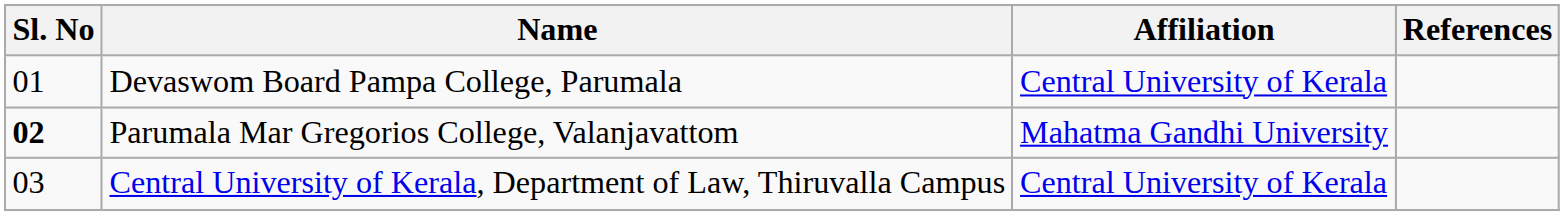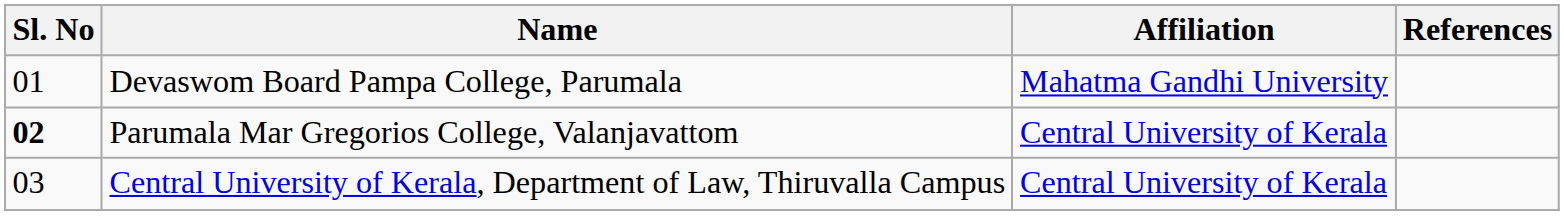(1204, 81) Central University of Kerala -> (1204, 81) Mahatma Gandhi University
(1204, 132) Mahatma Gandhi University -> (1204, 132) Central University of Kerala
